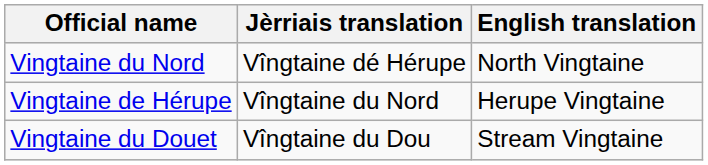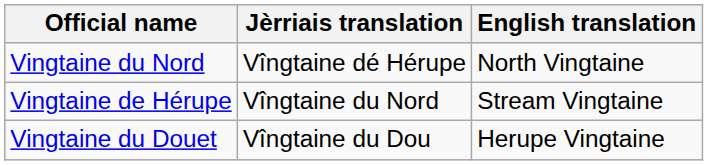(571, 100) Herupe Vingtaine -> (570, 100) Stream Vingtaine
(570, 139) Stream Vingtaine -> (571, 139) Herupe Vingtaine
